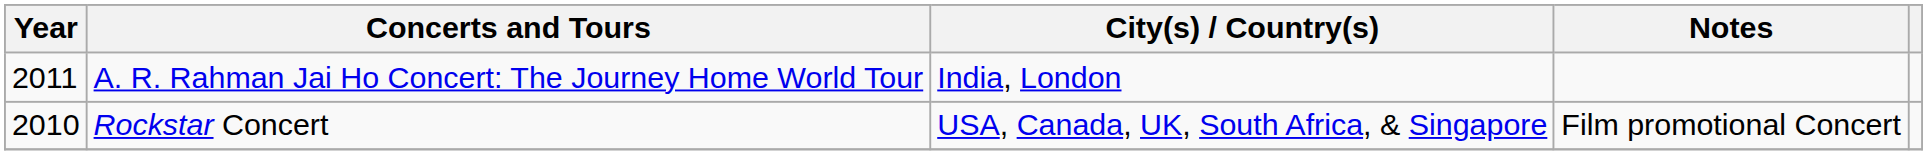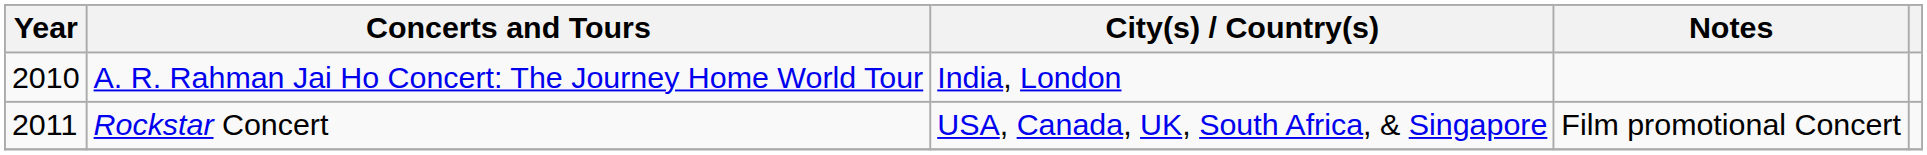(45, 76) 2011 -> (46, 76) 2010
(46, 125) 2010 -> (45, 125) 2011
